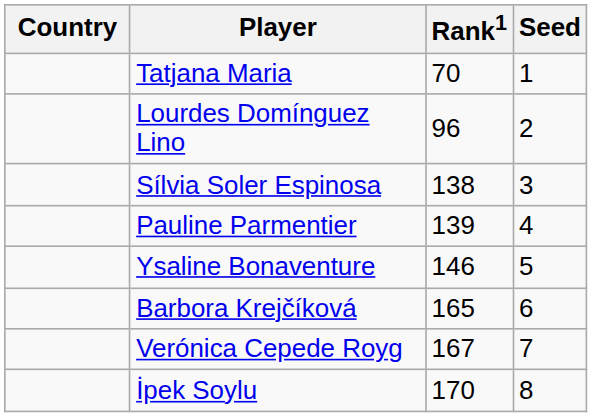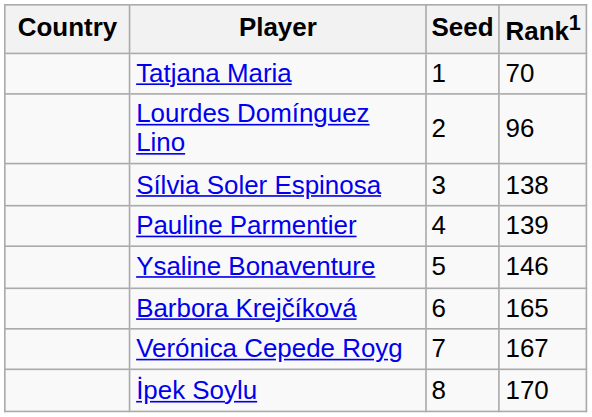columns swapped: (469, 28) <-> (550, 28)
